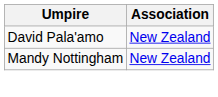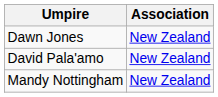+ row: (45, 37)
